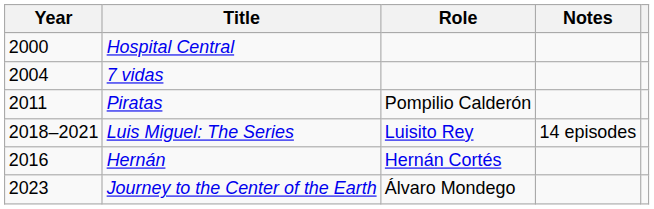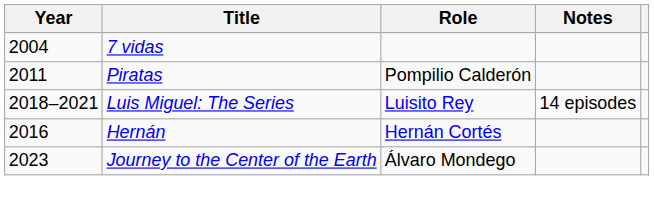- row: (170, 47)
